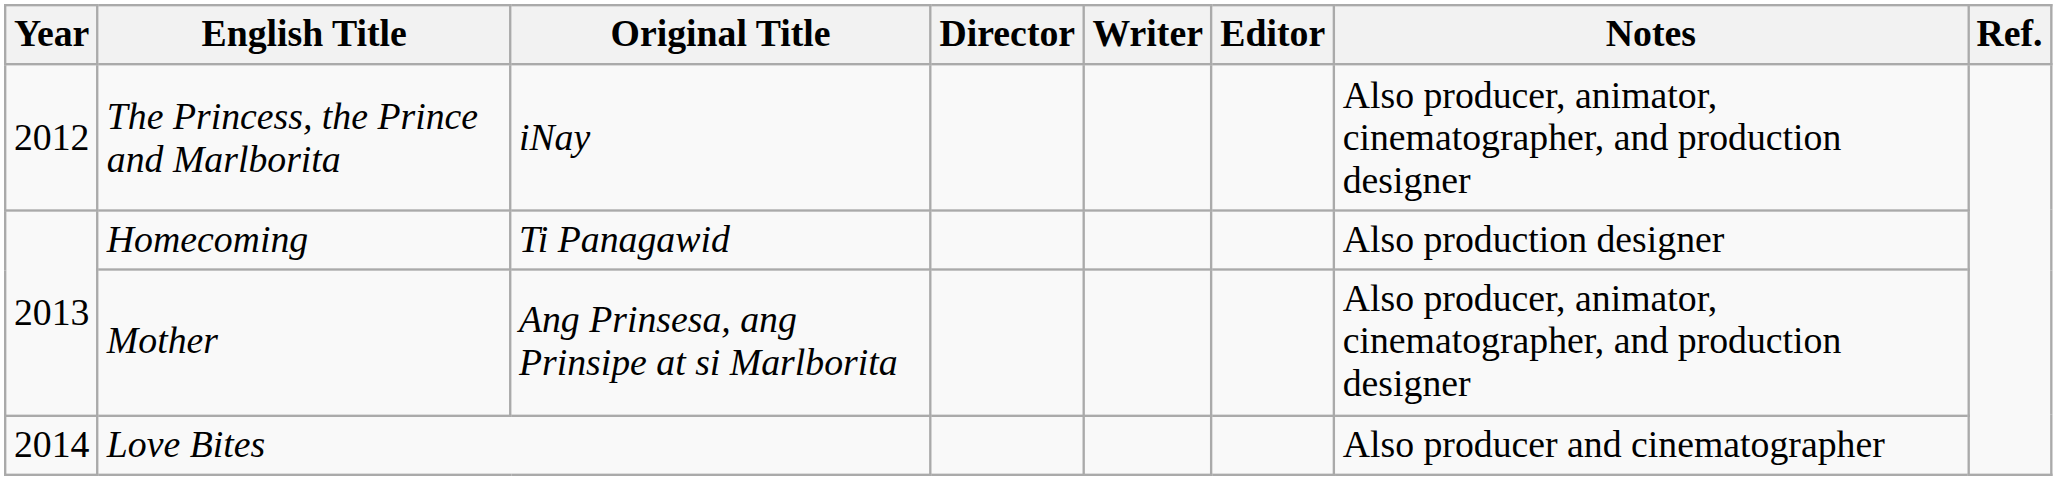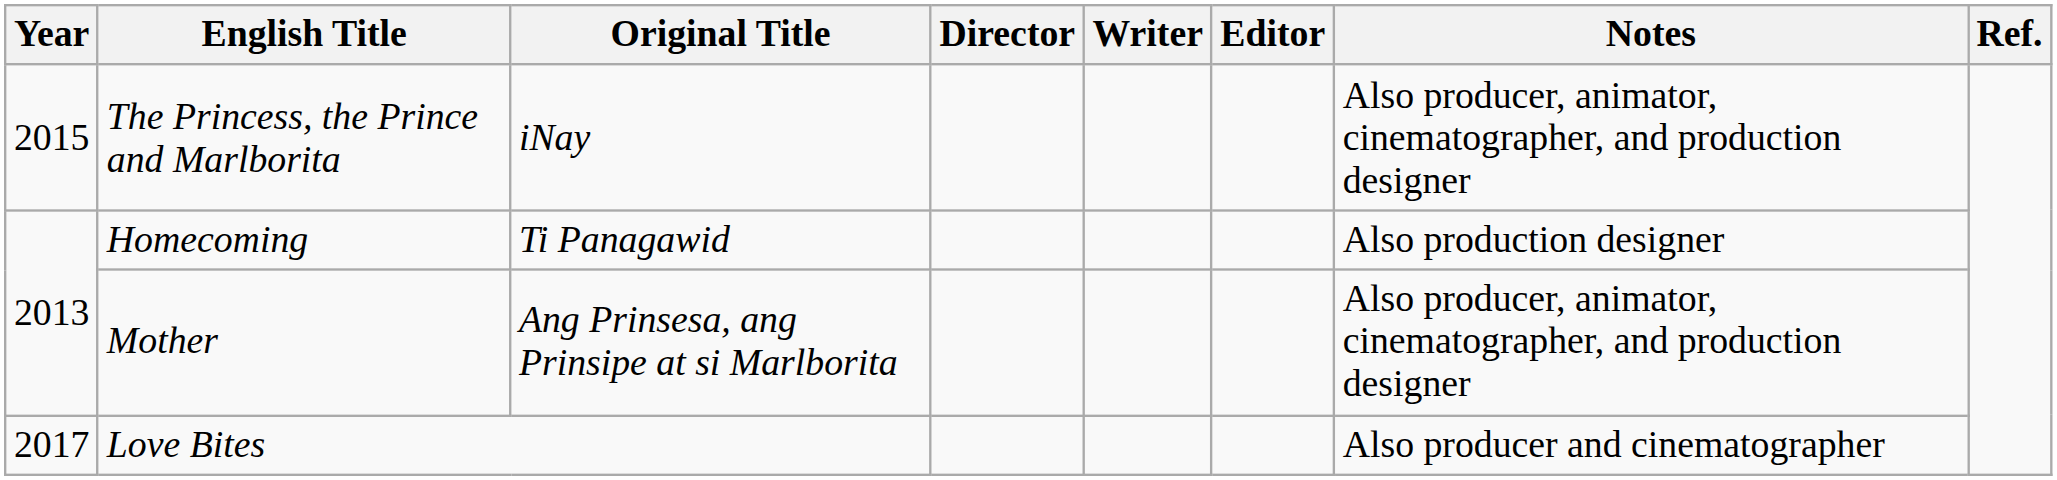(52, 136) 2012 -> (52, 136) 2015
(52, 443) 2014 -> (52, 443) 2017
